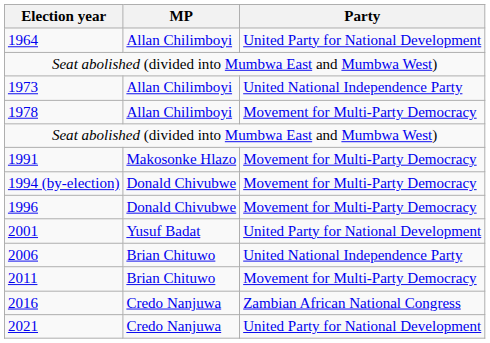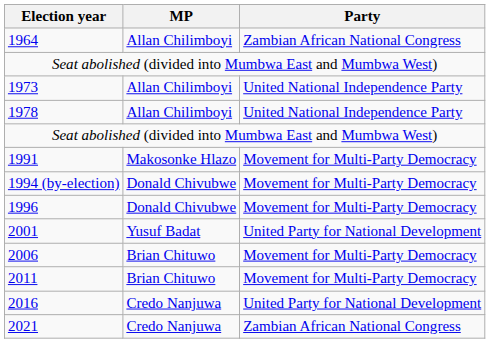(362, 40) United Party for National Development -> (352, 40) Zambian African National Congress
(360, 111) Movement for Multi-Party Democracy -> (353, 111) United National Independence Party
(353, 254) United National Independence Party -> (360, 254) Movement for Multi-Party Democracy
(352, 302) Zambian African National Congress -> (362, 302) United Party for National Development
(362, 326) United Party for National Development -> (352, 326) Zambian African National Congress
